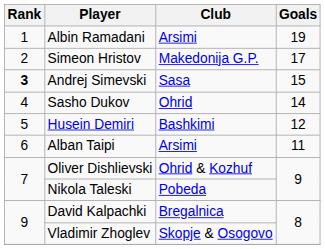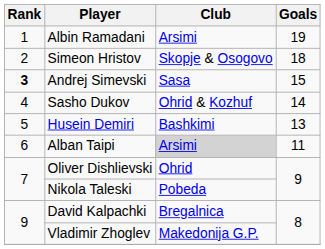(209, 59) Makedonija G.P. -> (216, 59) Skopje & Osogovo
(298, 59) 17 -> (298, 59) 18
(176, 102) Ohrid -> (205, 102) Ohrid & Kozhuf
(298, 124) 12 -> (298, 124) 13
(178, 146) no background -> (178, 146) lightgrey background
(205, 168) Ohrid & Kozhuf -> (176, 168) Ohrid
(216, 233) Skopje & Osogovo -> (209, 233) Makedonija G.P.
